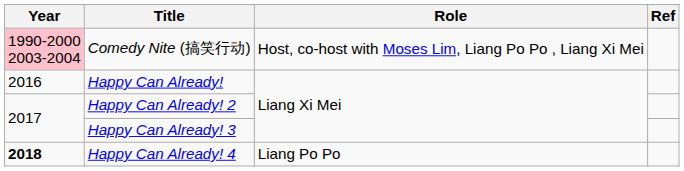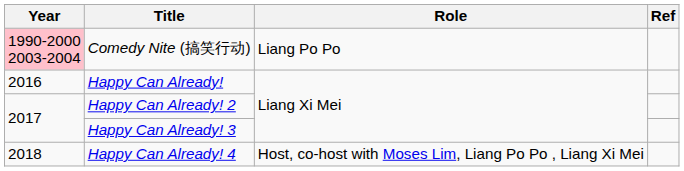(451, 49) Host, co-host with Moses Lim, Liang Po Po , Liang Xi Mei -> (299, 49) Liang Po Po
(25, 154) bold -> (25, 154) normal
(299, 154) Liang Po Po -> (451, 154) Host, co-host with Moses Lim, Liang Po Po , Liang Xi Mei
